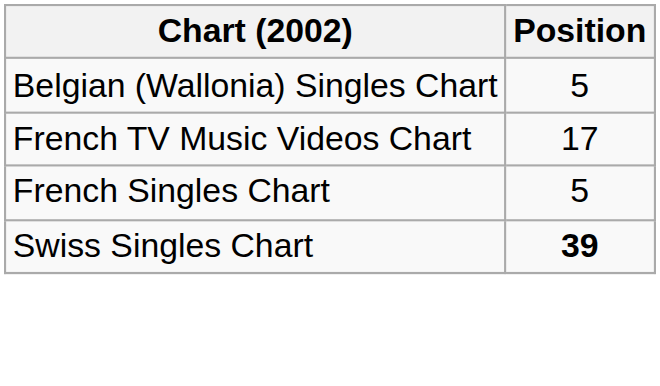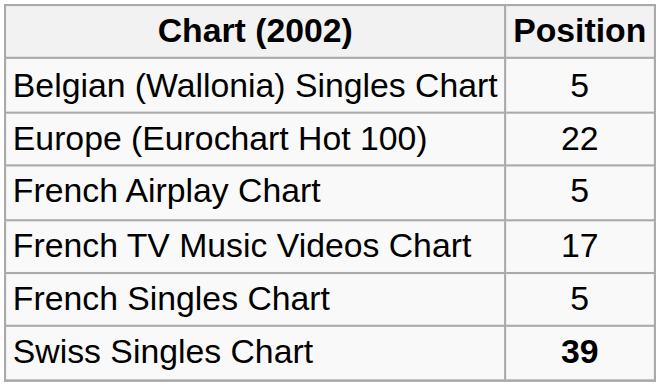+ row: (220, 138)
+ row: (167, 191)
